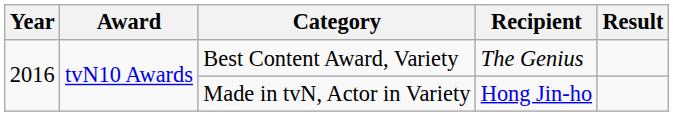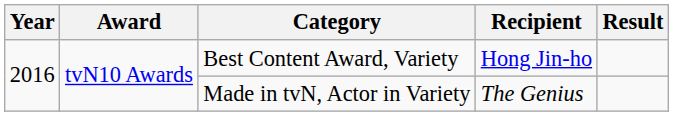(532, 57) The Genius -> (536, 57) Hong Jin-ho
(536, 93) Hong Jin-ho -> (532, 93) The Genius
